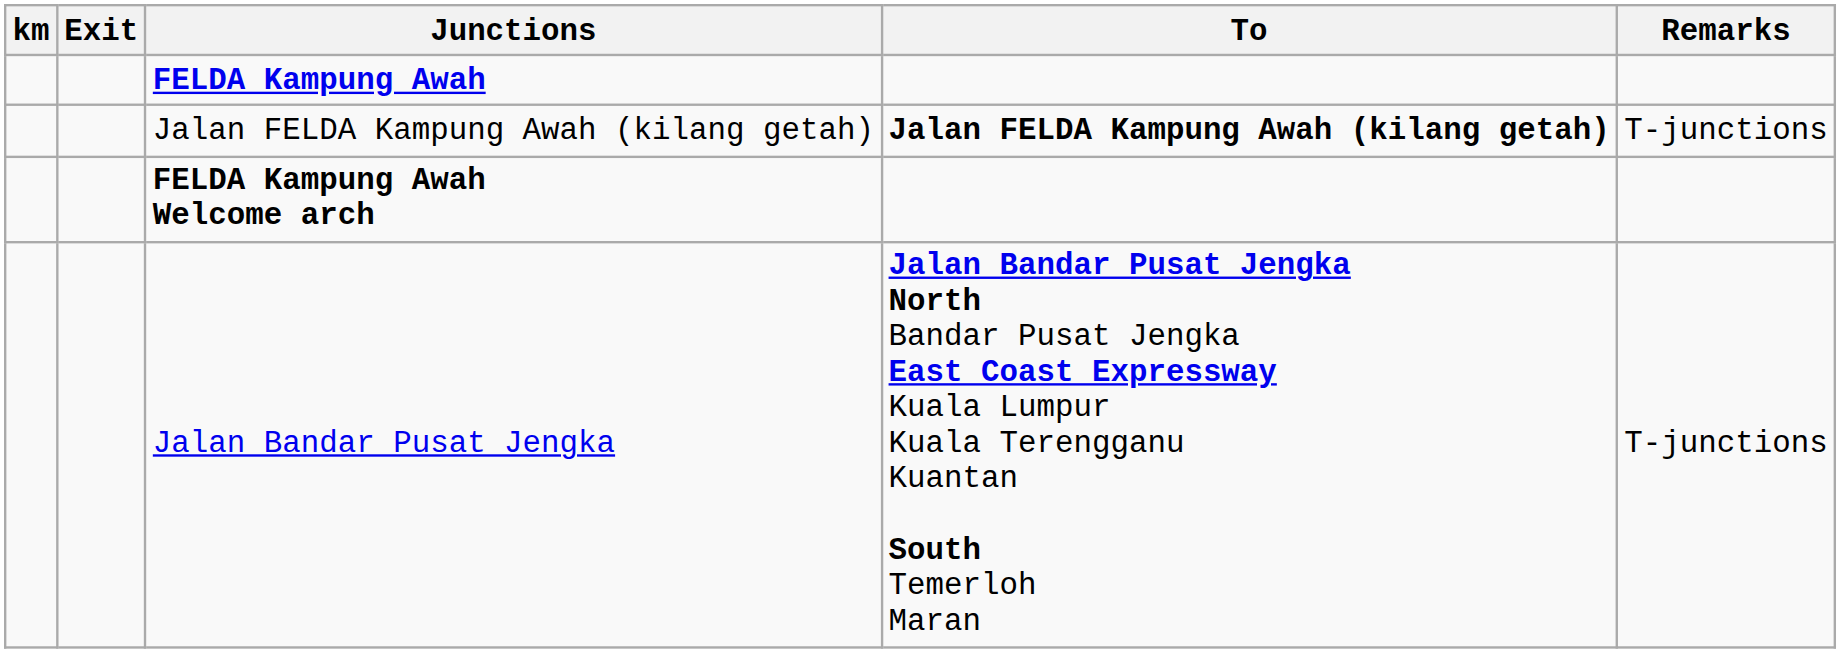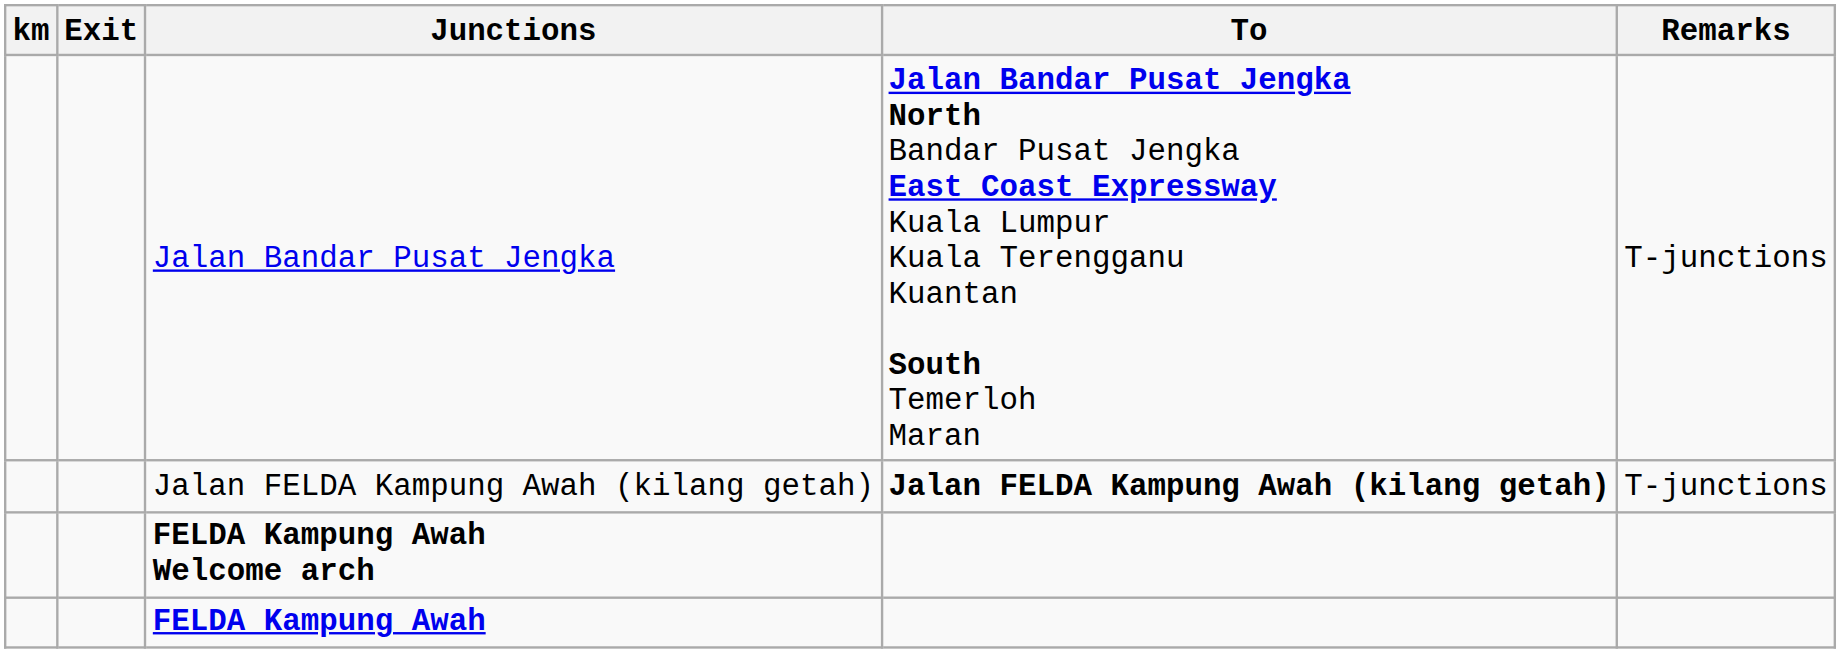rows swapped: (384, 444) <-> (319, 81)
